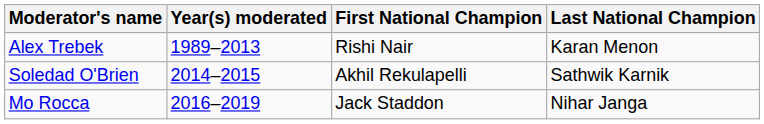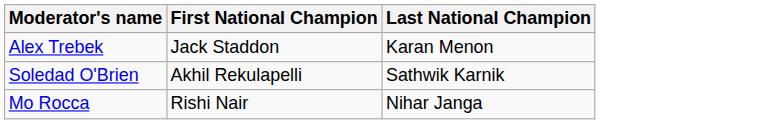- column: (249, 18)
(374, 47) Rishi Nair -> (225, 47) Jack Staddon
(389, 103) Jack Staddon -> (209, 103) Rishi Nair
